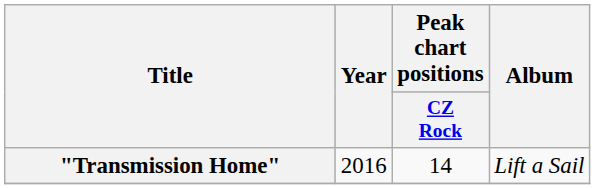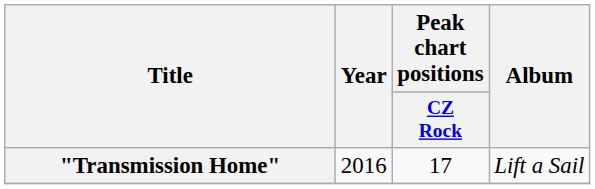(440, 165) 14 -> (440, 165) 17
